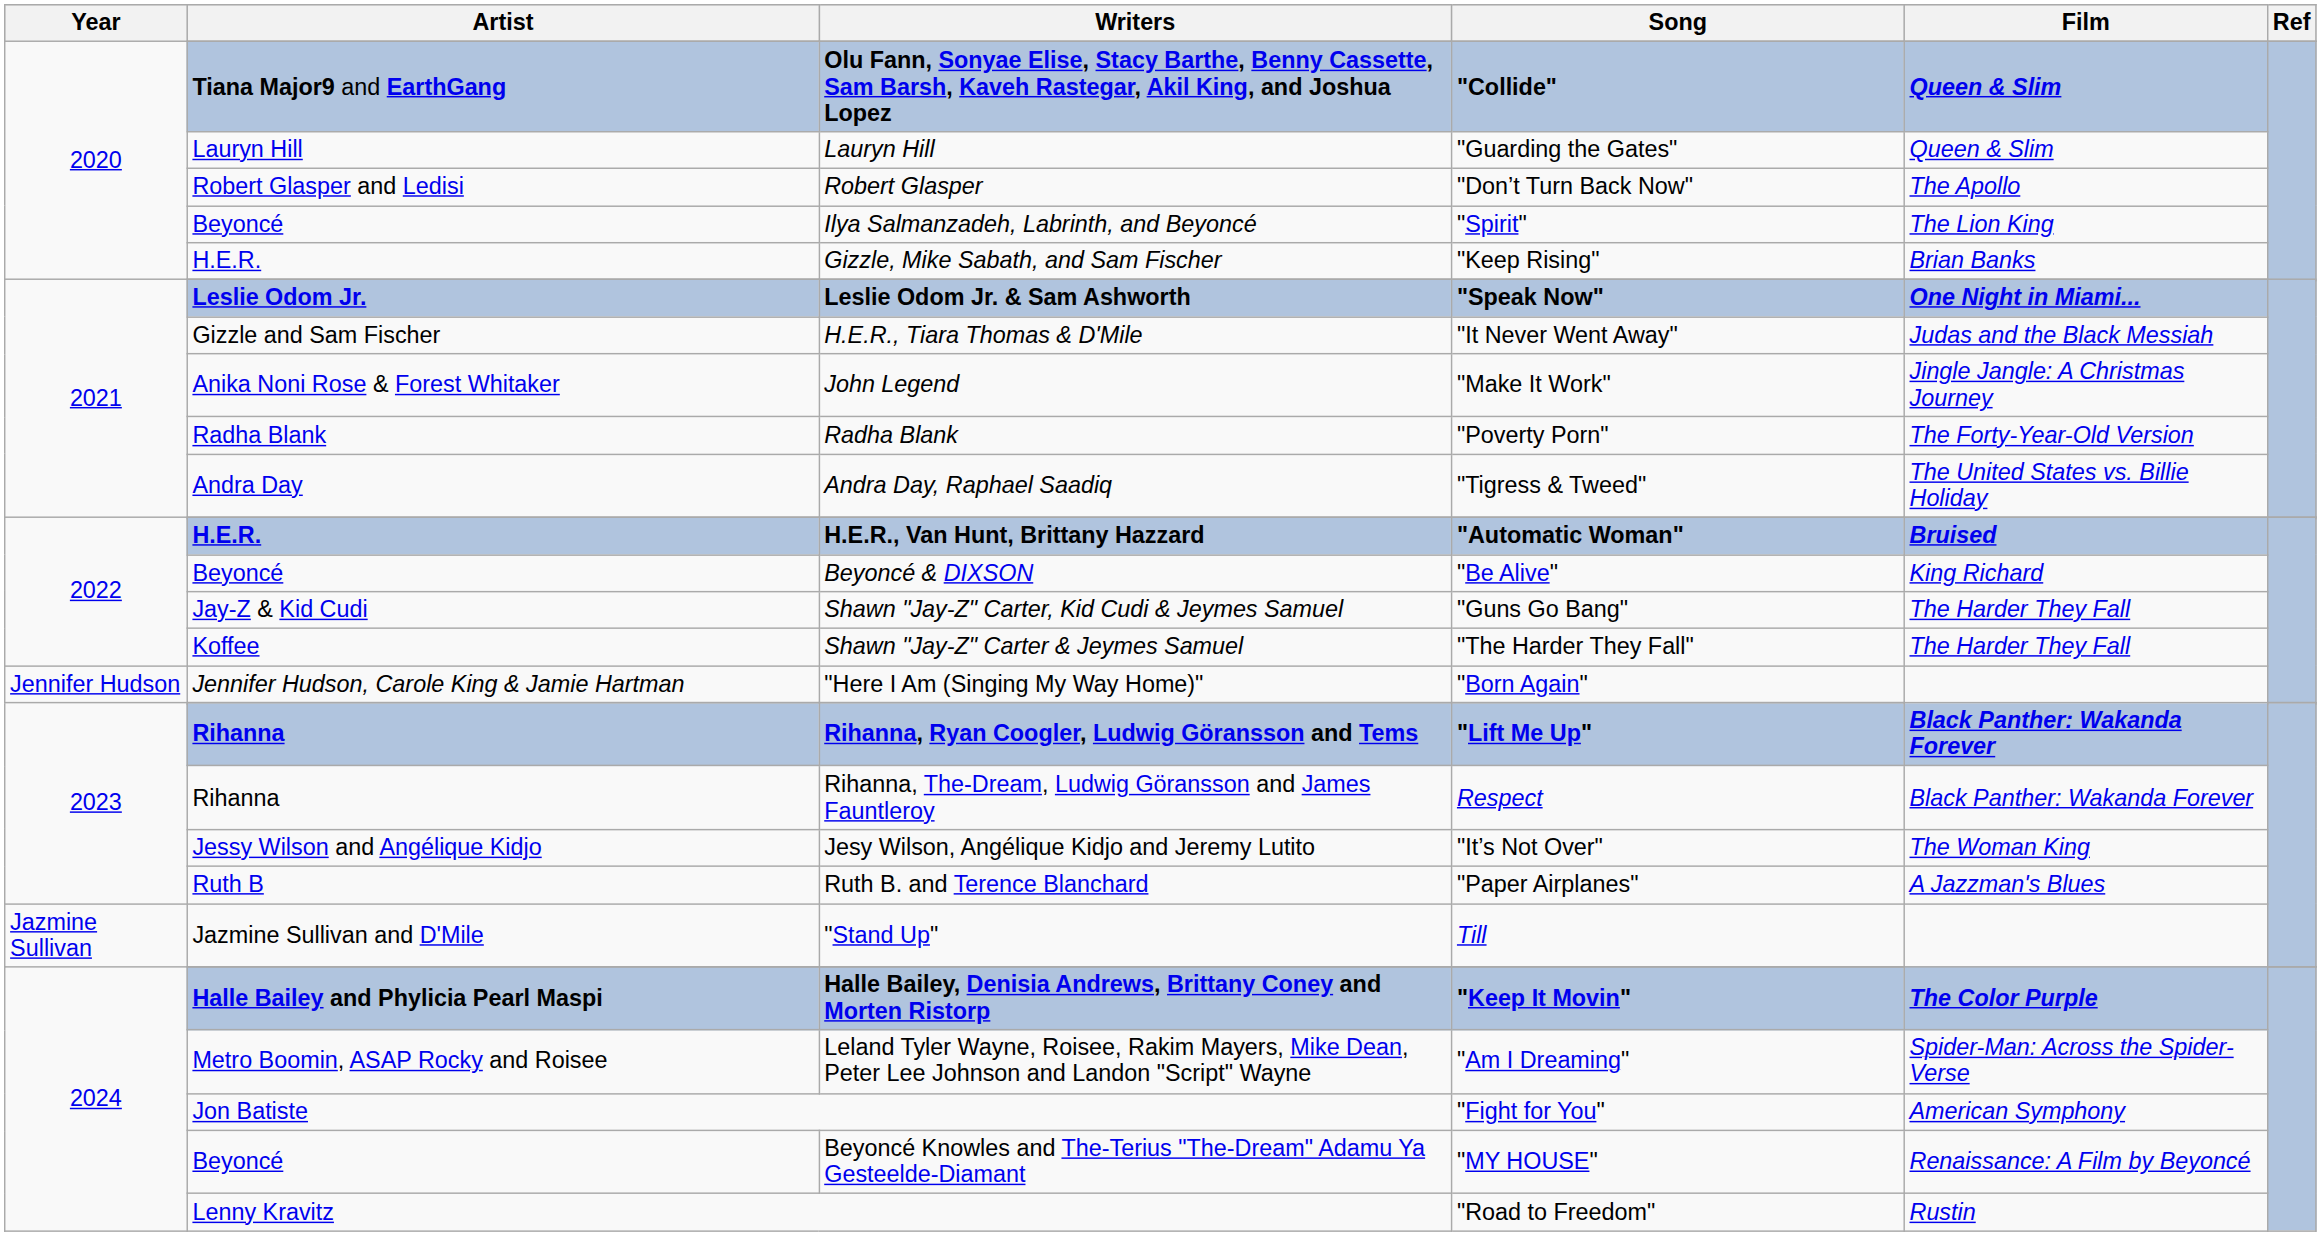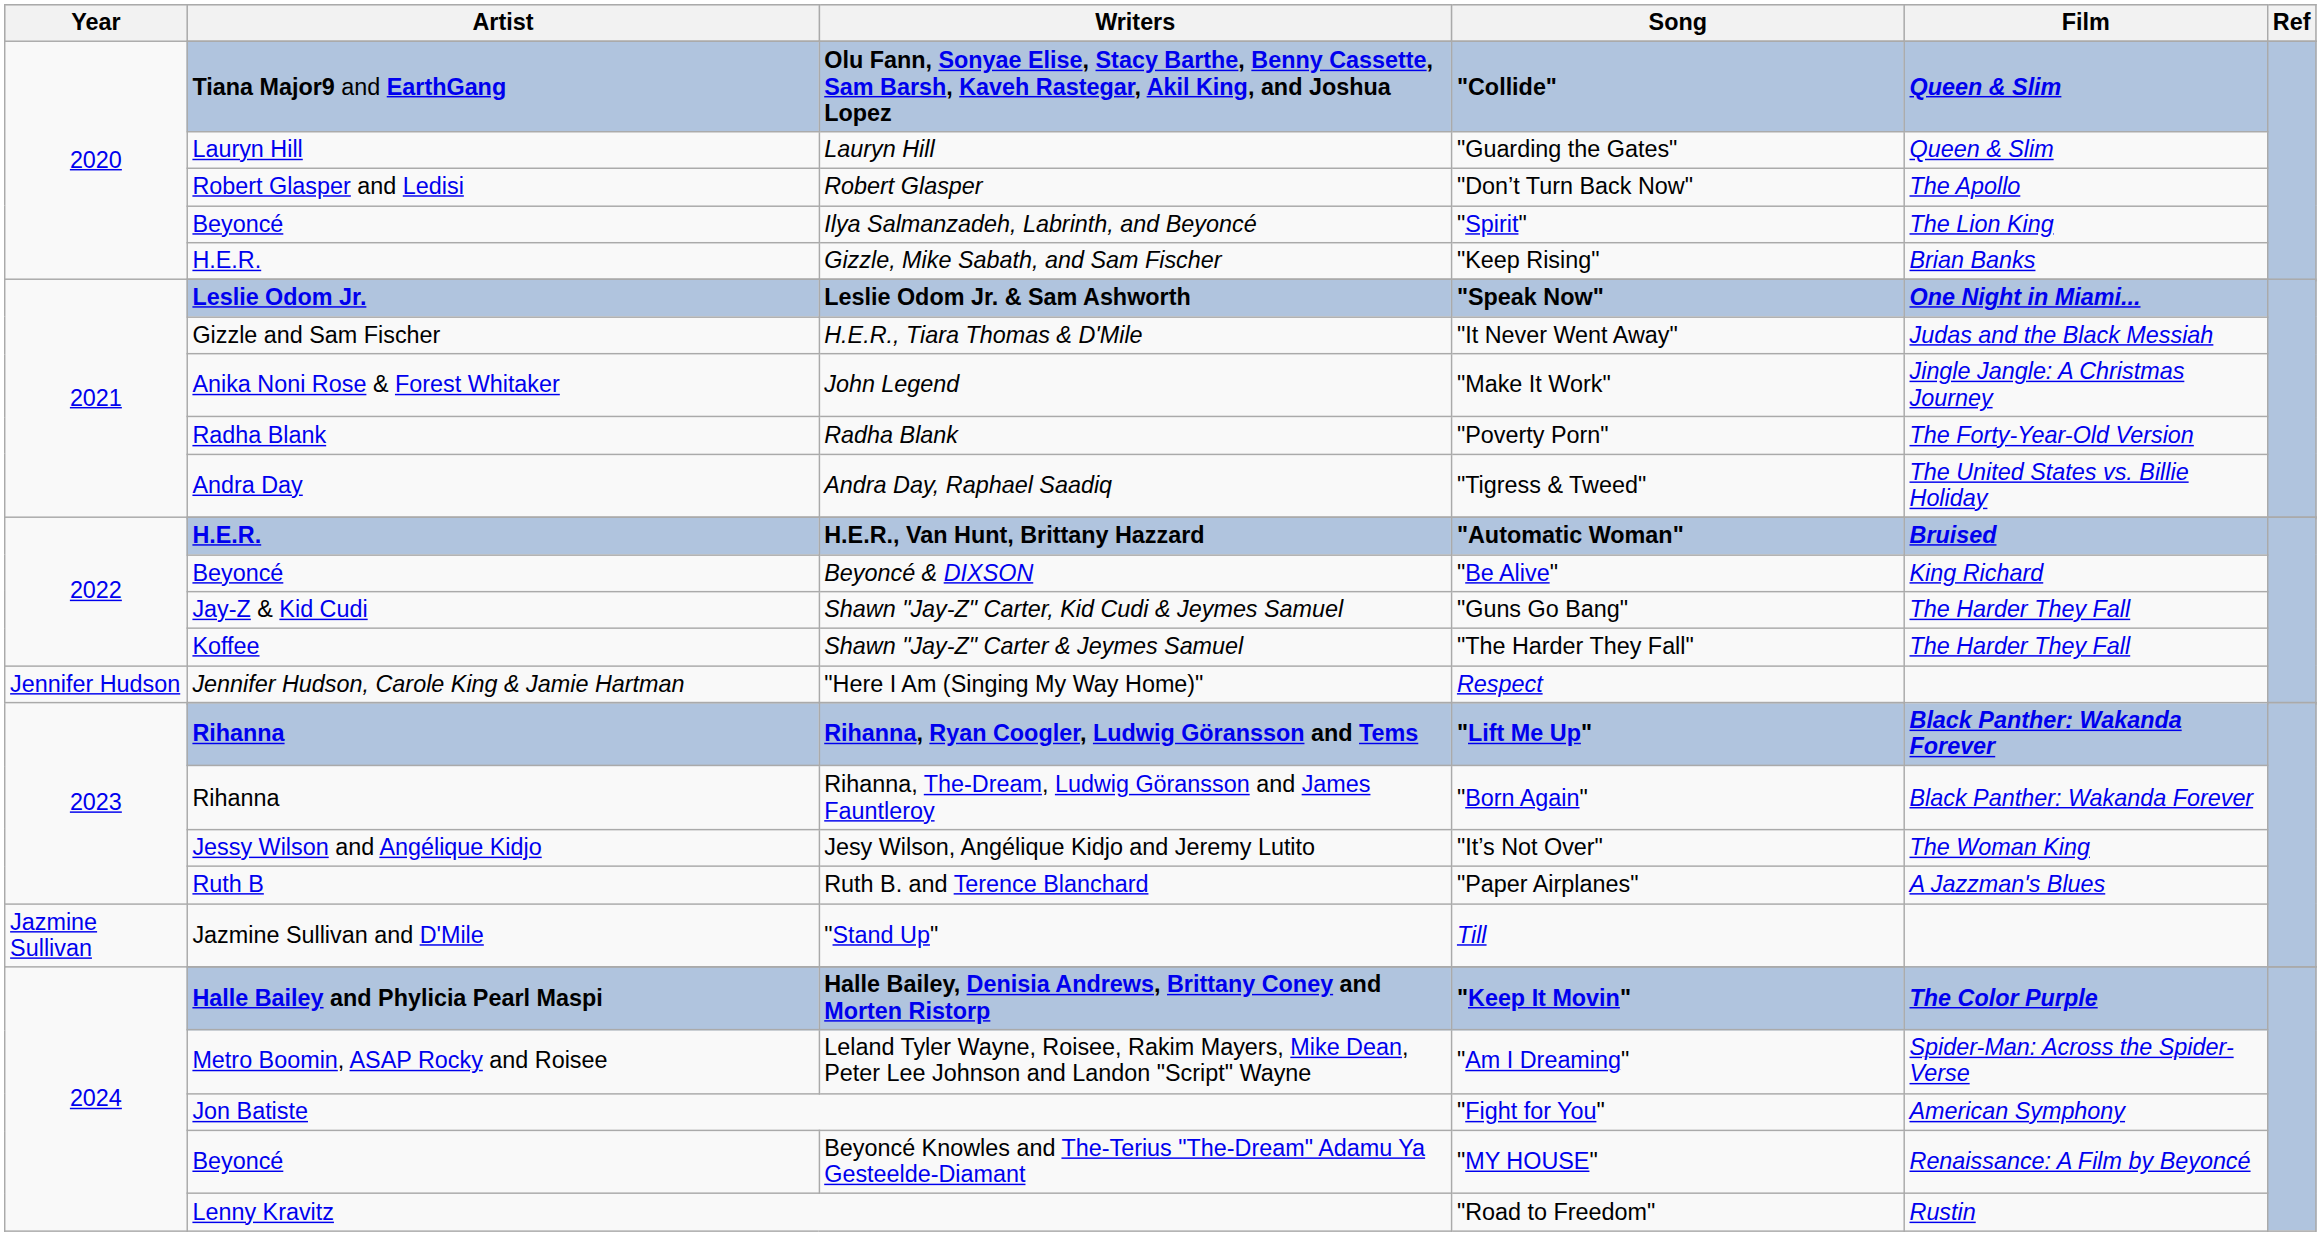(1522, 683) "Born Again" -> (1500, 683) Respect
(1500, 797) Respect -> (1522, 797) "Born Again"
